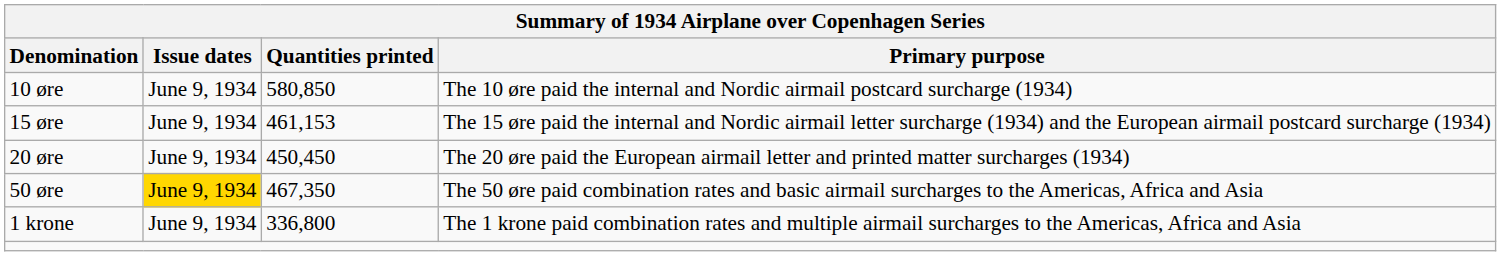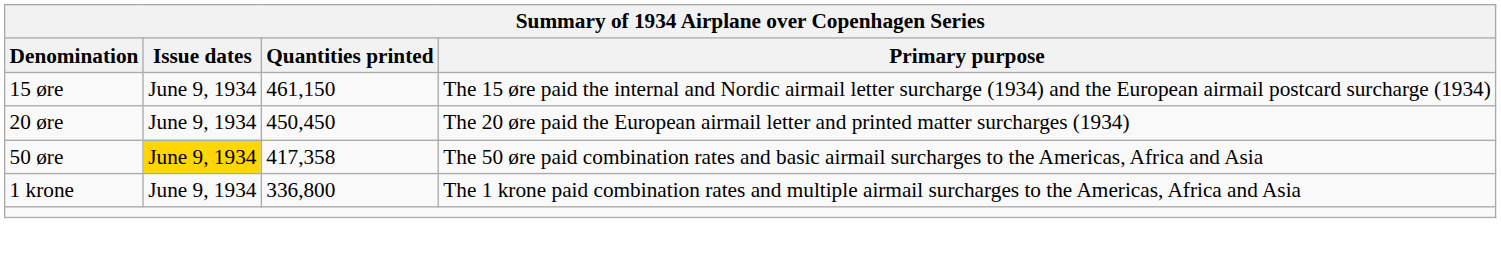- row: (36, 88)
(301, 122) 461,153 -> (301, 88) 461,150
(301, 190) 467,350 -> (301, 156) 417,358
